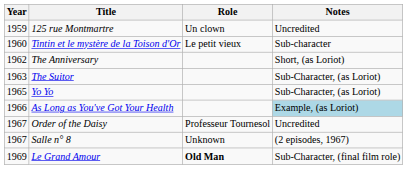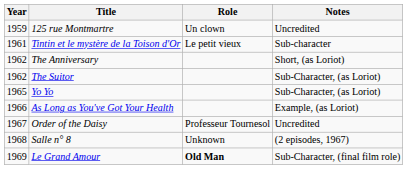(17, 44) 1960 -> (17, 44) 1961
(17, 76) 1963 -> (17, 76) 1962
(317, 108) lightblue background -> (317, 108) no background
(17, 140) 1967 -> (17, 140) 1968
